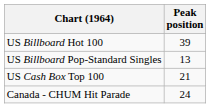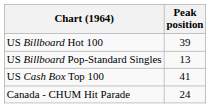(185, 77) 21 -> (185, 77) 41
